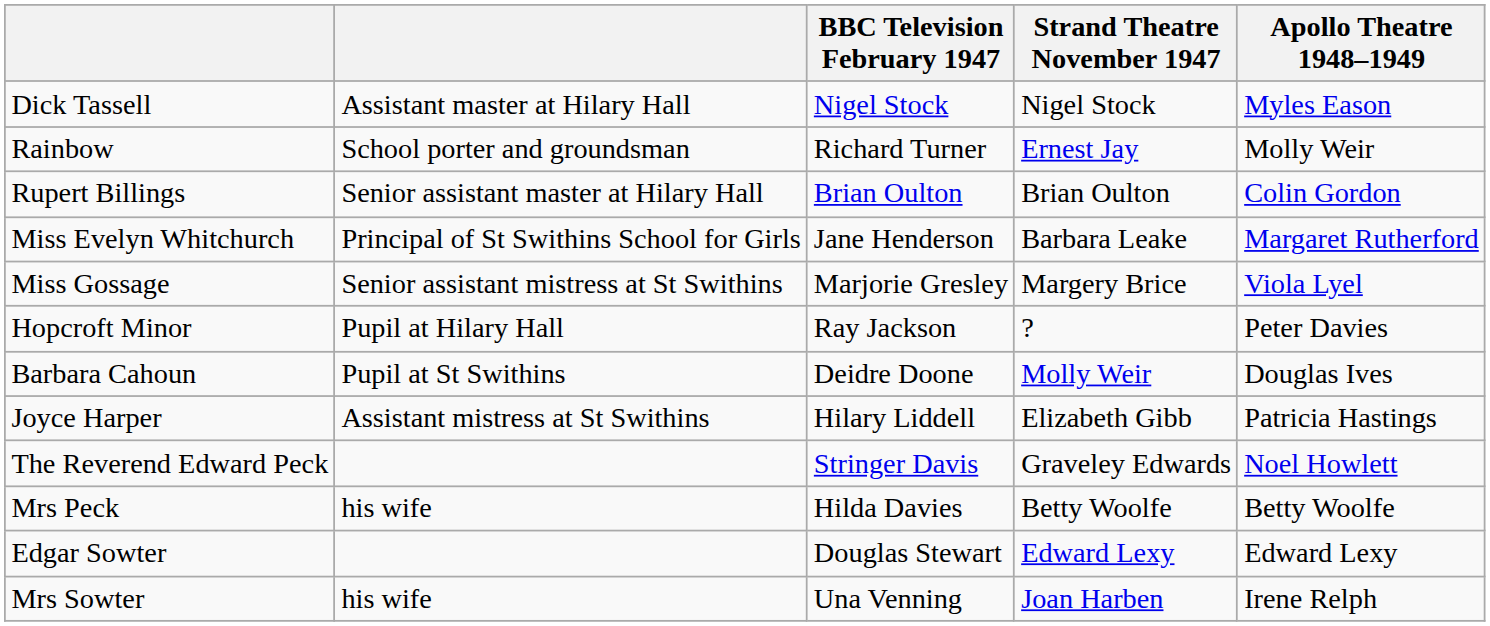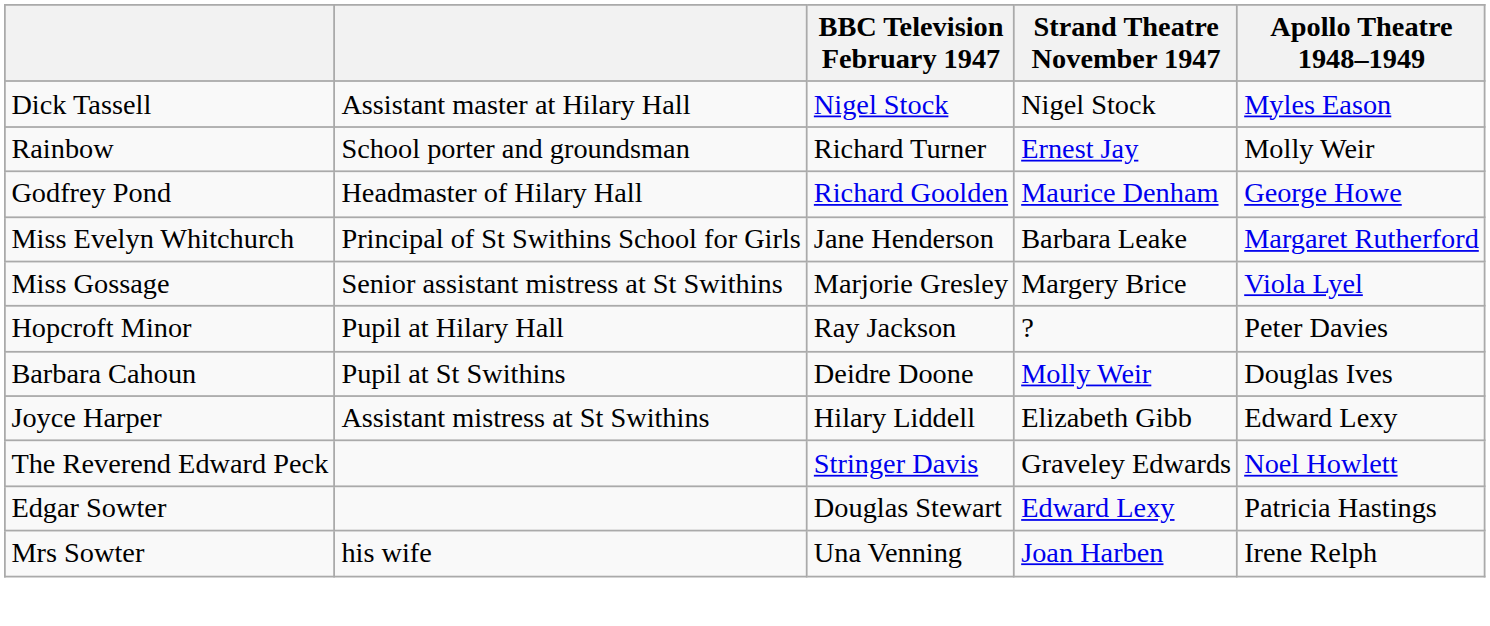- row: (98, 193)
+ row: (91, 193)
(1341, 418) Patricia Hastings -> (1321, 418) Edward Lexy
- row: (65, 507)
(1321, 552) Edward Lexy -> (1341, 507) Patricia Hastings
